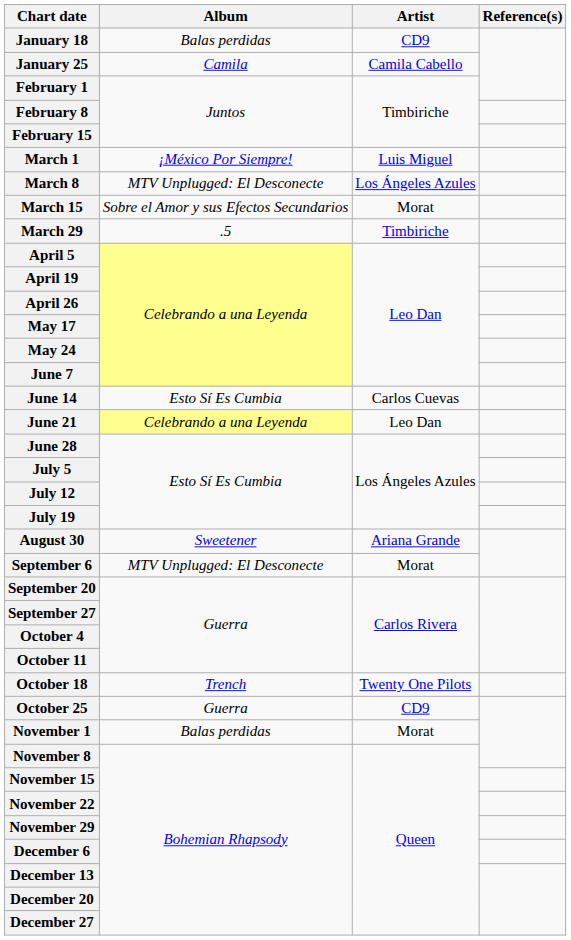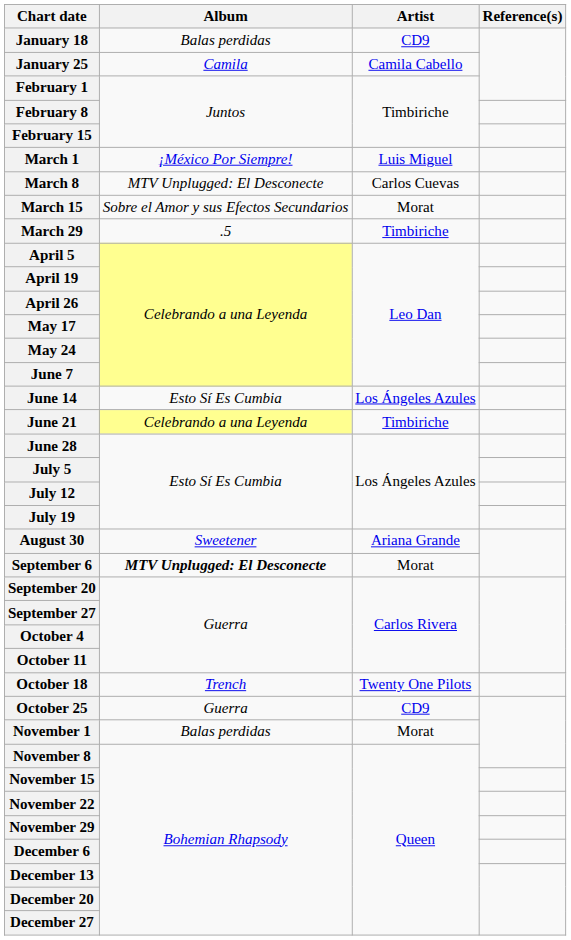(415, 183) Los Ángeles Azules -> (415, 183) Carlos Cuevas
(415, 398) Carlos Cuevas -> (415, 398) Los Ángeles Azules
(415, 421) Leo Dan -> (415, 421) Timbiriche
(226, 565) normal -> (226, 565) bold
